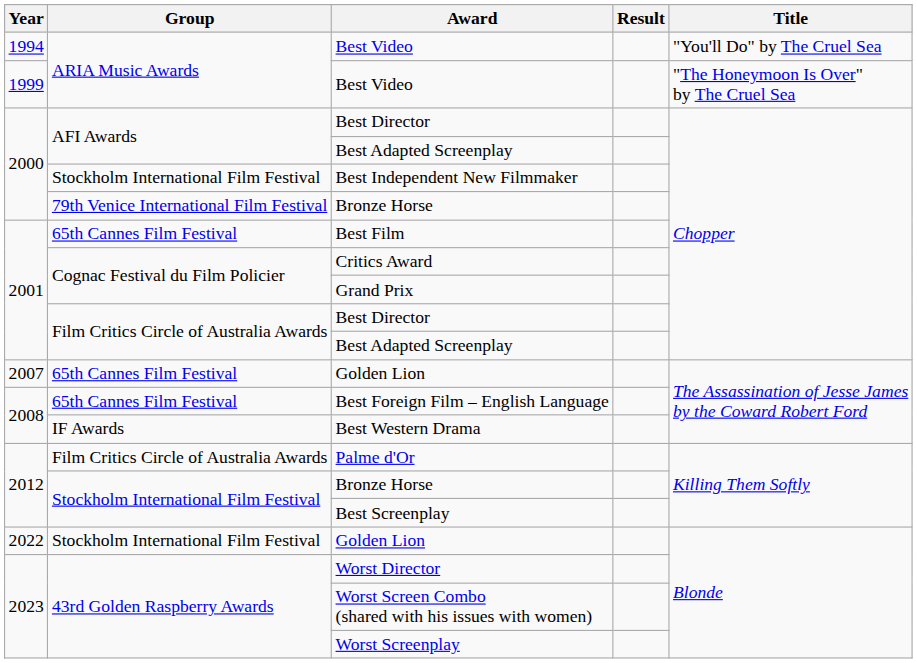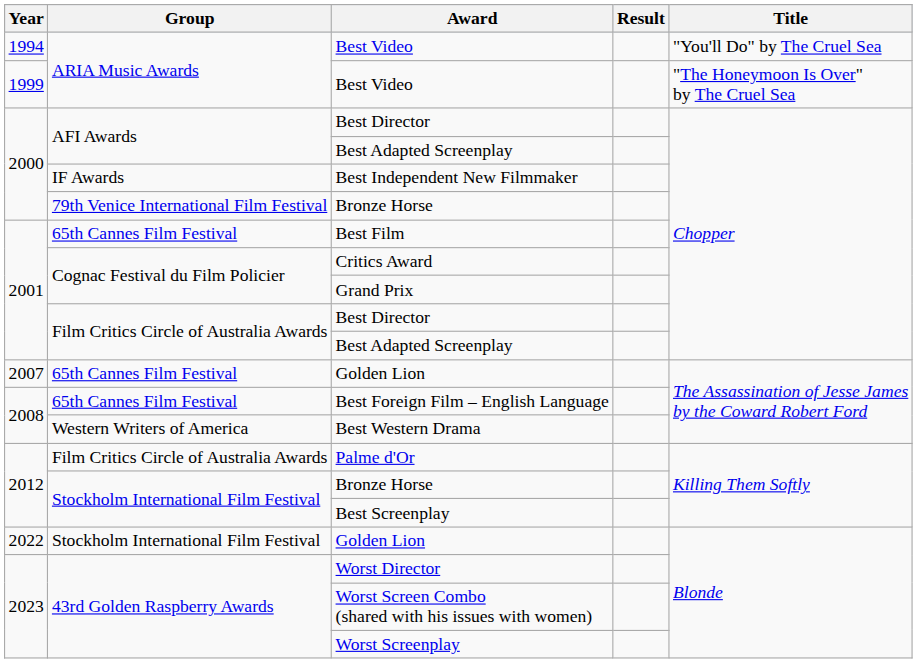(186, 177) Stockholm International Film Festival -> (88, 177) IF Awards
(88, 429) IF Awards -> (150, 429) Western Writers of America
